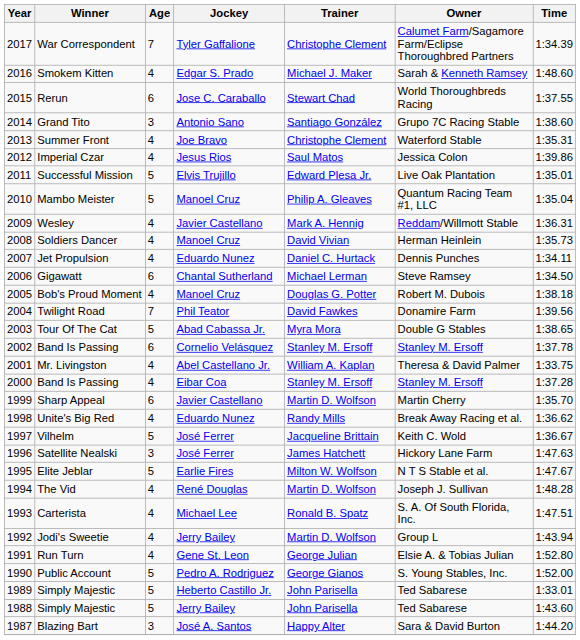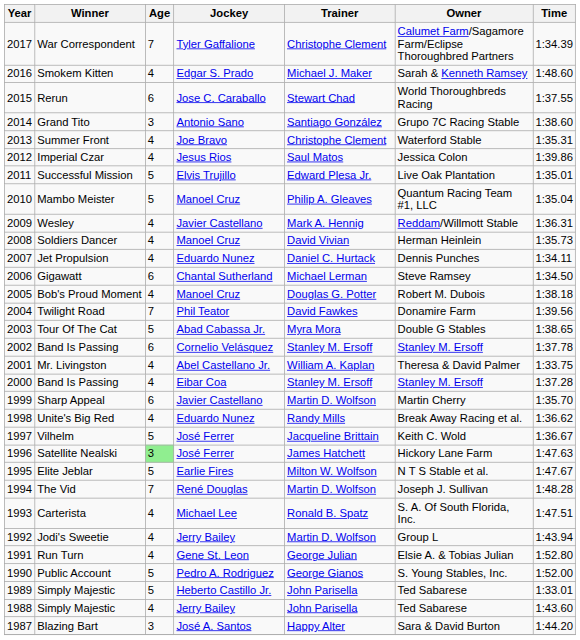(151, 454) no background -> (151, 454) lightgreen background
(151, 489) 4 -> (151, 489) 7
(151, 608) 5 -> (151, 608) 4
